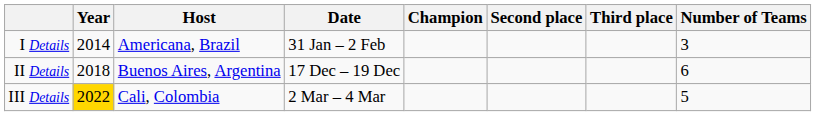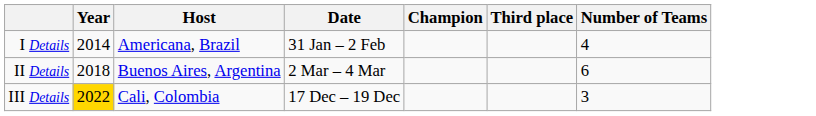- column: (536, 17)
(685, 44) 3 -> (585, 44) 4
(344, 70) 17 Dec – 19 Dec -> (337, 70) 2 Mar – 4 Mar
(337, 96) 2 Mar – 4 Mar -> (344, 96) 17 Dec – 19 Dec
(685, 96) 5 -> (585, 96) 3
